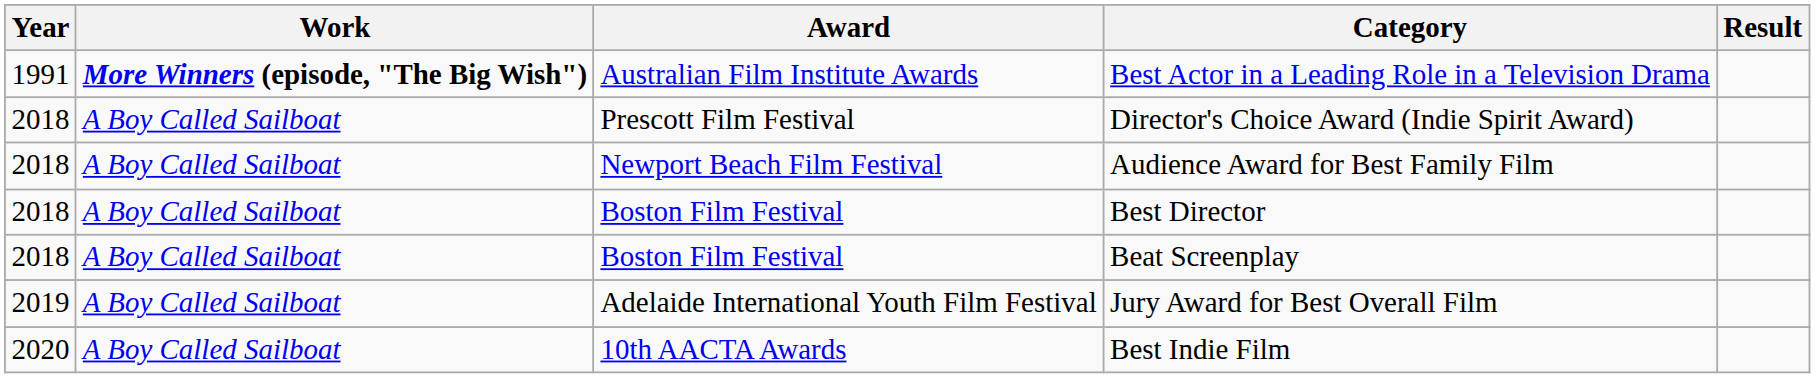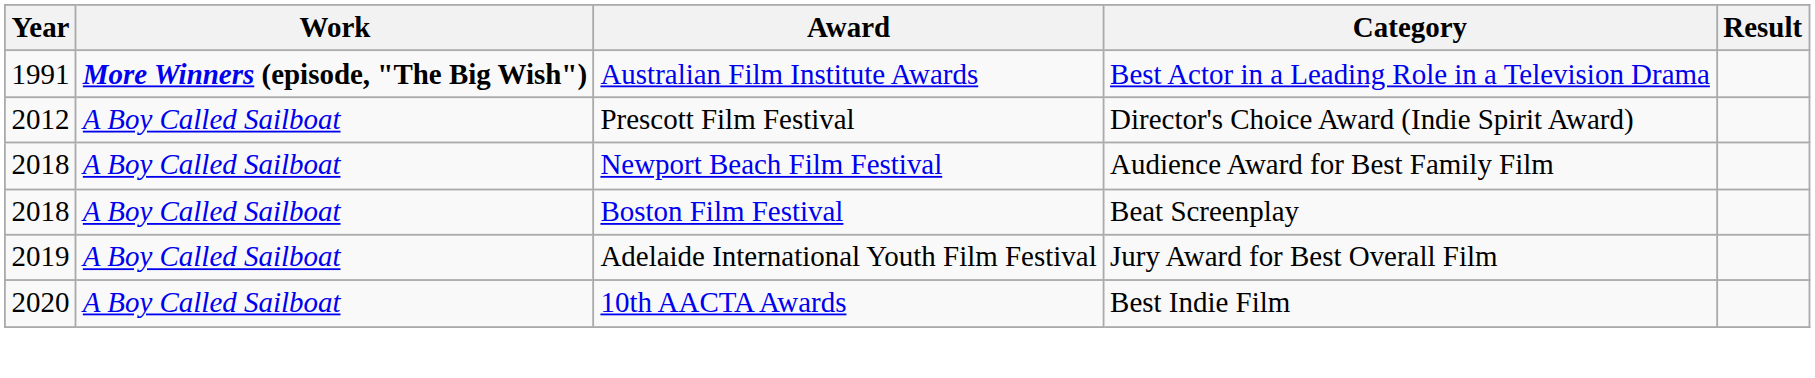(41, 119) 2018 -> (41, 119) 2012
- row: (1188, 211)
